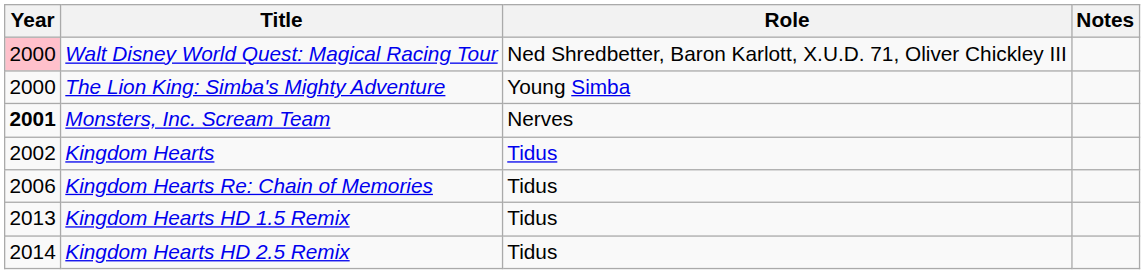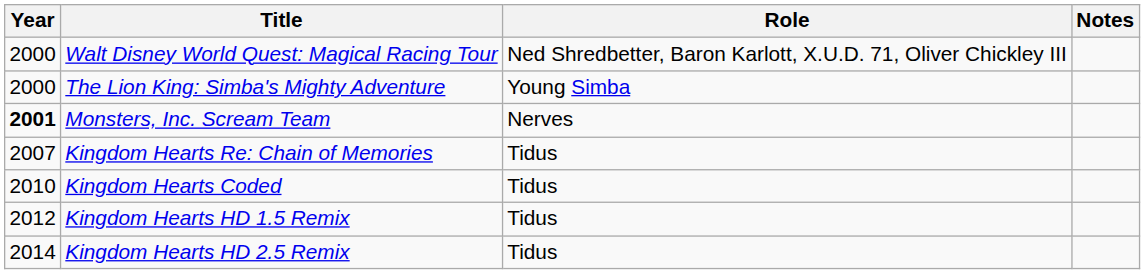(33, 53) pink background -> (33, 53) no background
- row: (140, 152)
(33, 185) 2006 -> (33, 152) 2007
+ row: (173, 185)
(33, 218) 2013 -> (33, 218) 2012
